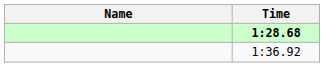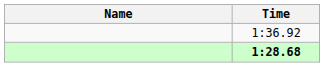rows swapped: (276, 33) <-> (276, 52)
